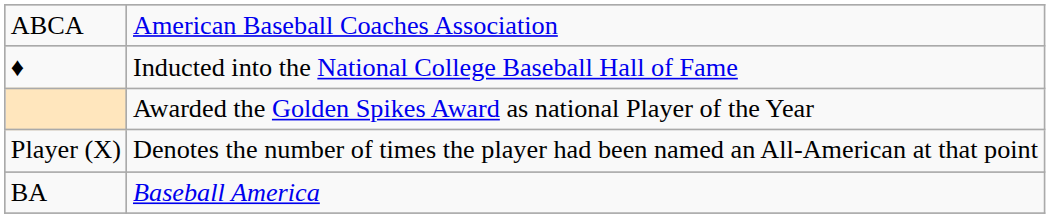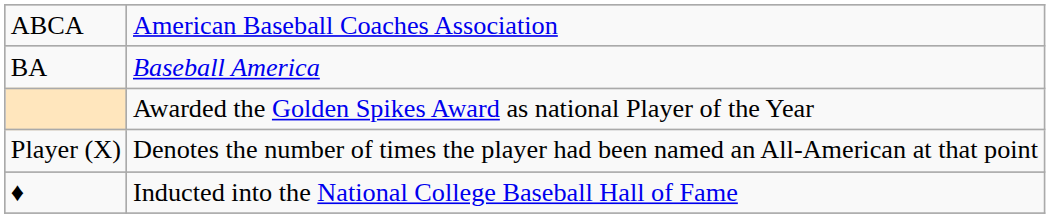rows swapped: (29, 191) <-> (18, 66)
